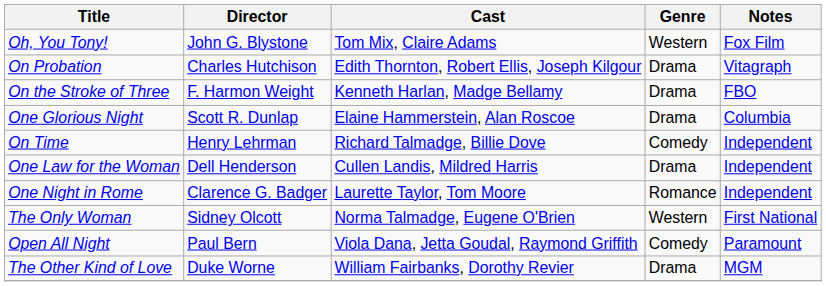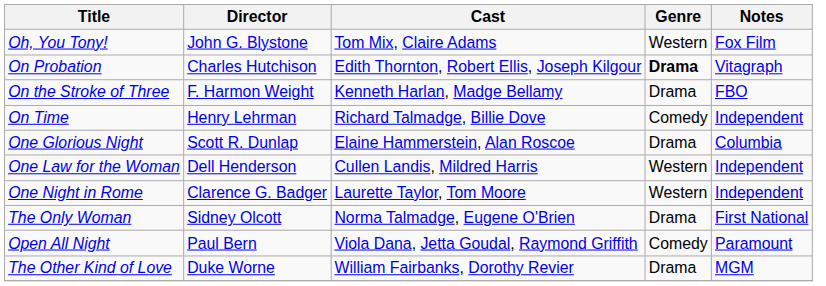(673, 67) normal -> (673, 67) bold
rows swapped: (38, 142) <-> (75, 117)
(673, 167) Drama -> (678, 167) Western
(683, 192) Romance -> (678, 192) Western
(678, 218) Western -> (673, 218) Drama
